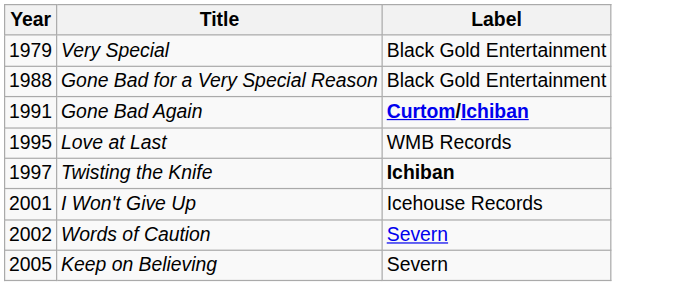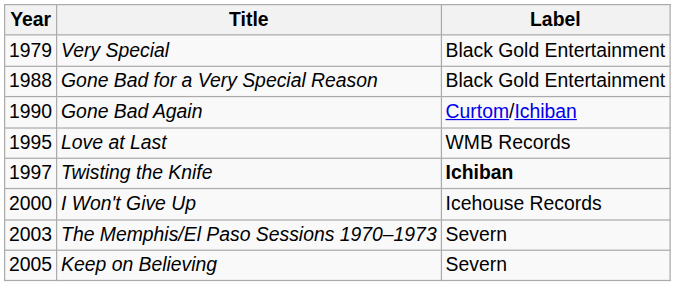(31, 111) 1991 -> (31, 111) 1990
(458, 111) bold -> (511, 111) normal
(31, 204) 2001 -> (31, 204) 2000
- row: (136, 234)
+ row: (249, 234)
